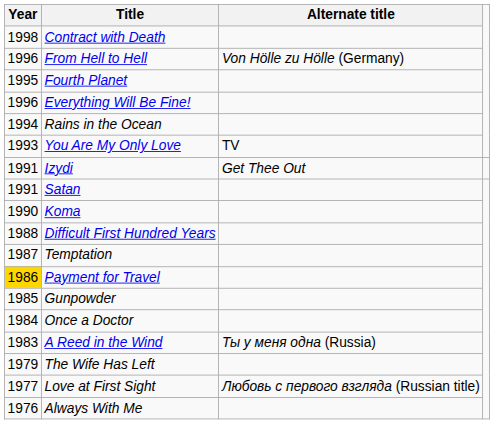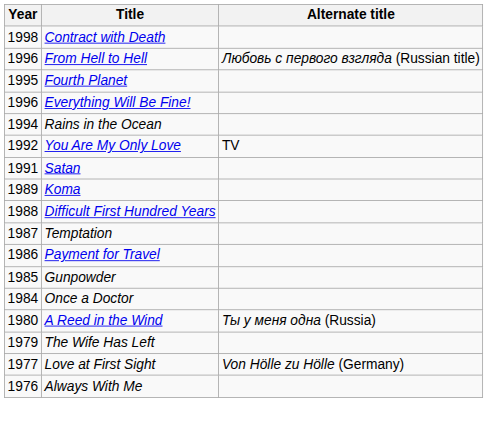(313, 59) Von Hölle zu Hölle (Germany) -> (351, 59) Любовь с первого взгляда (Russian title)
(23, 146) 1993 -> (23, 146) 1992
- row: (59, 168)
(23, 211) 1990 -> (23, 189) 1989
(23, 277) gold background -> (23, 255) no background
(23, 342) 1983 -> (23, 320) 1980
(351, 386) Любовь с первого взгляда (Russian title) -> (313, 364) Von Hölle zu Hölle (Germany)
